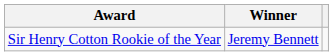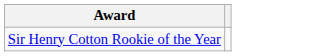- column: (273, 16)
